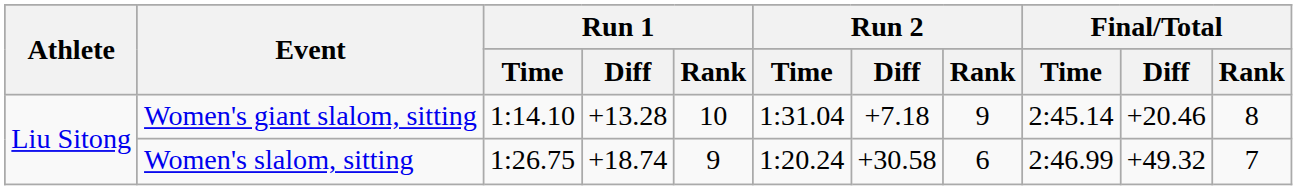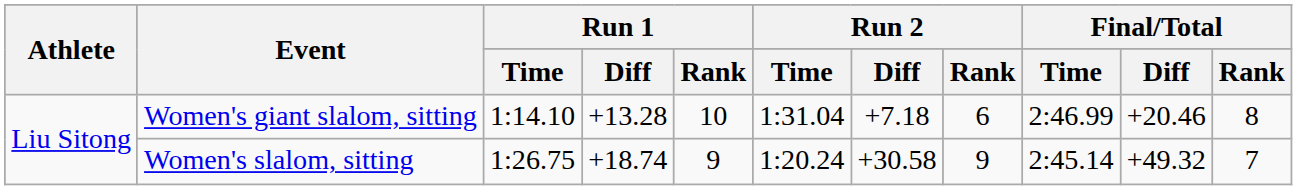(983, 116) 9 -> (983, 116) 6
(1071, 116) 2:45.14 -> (1071, 116) 2:46.99
(983, 160) 6 -> (983, 160) 9
(1071, 160) 2:46.99 -> (1071, 160) 2:45.14
